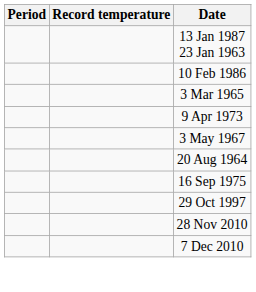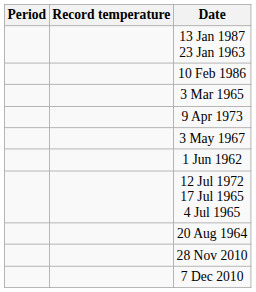+ row: (212, 159)
+ row: (212, 196)
- row: (212, 181)
- row: (212, 203)
